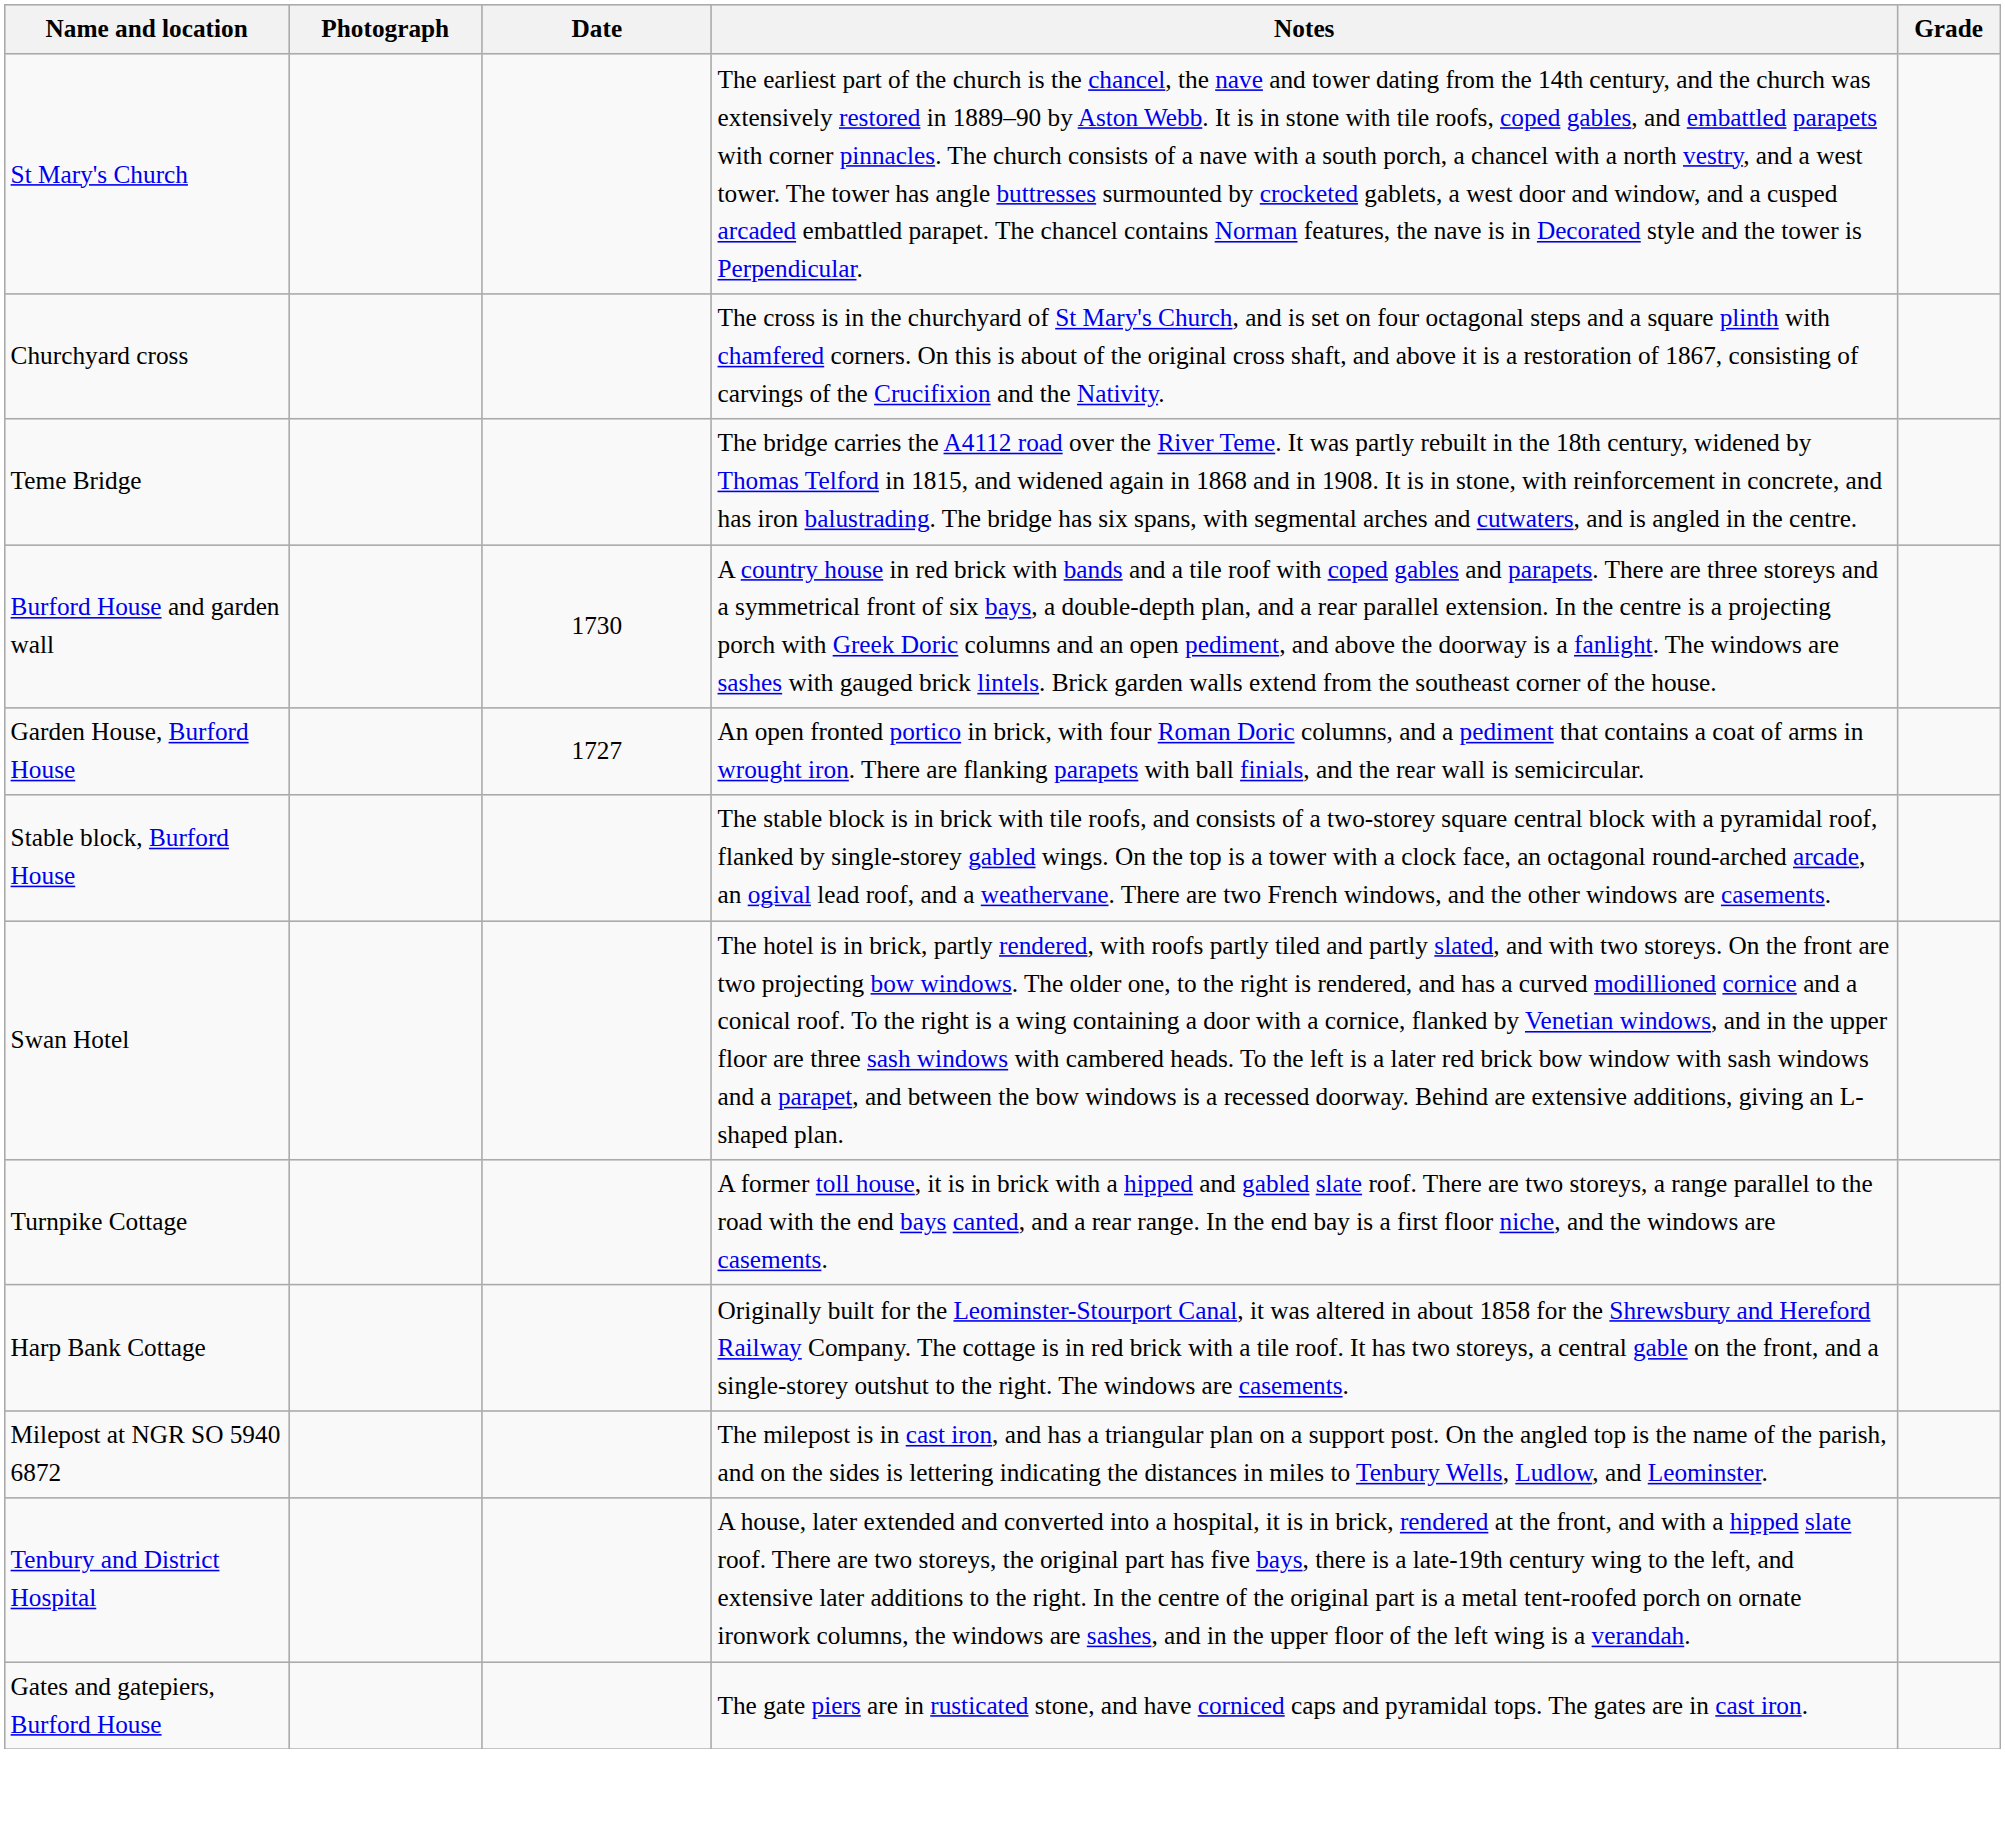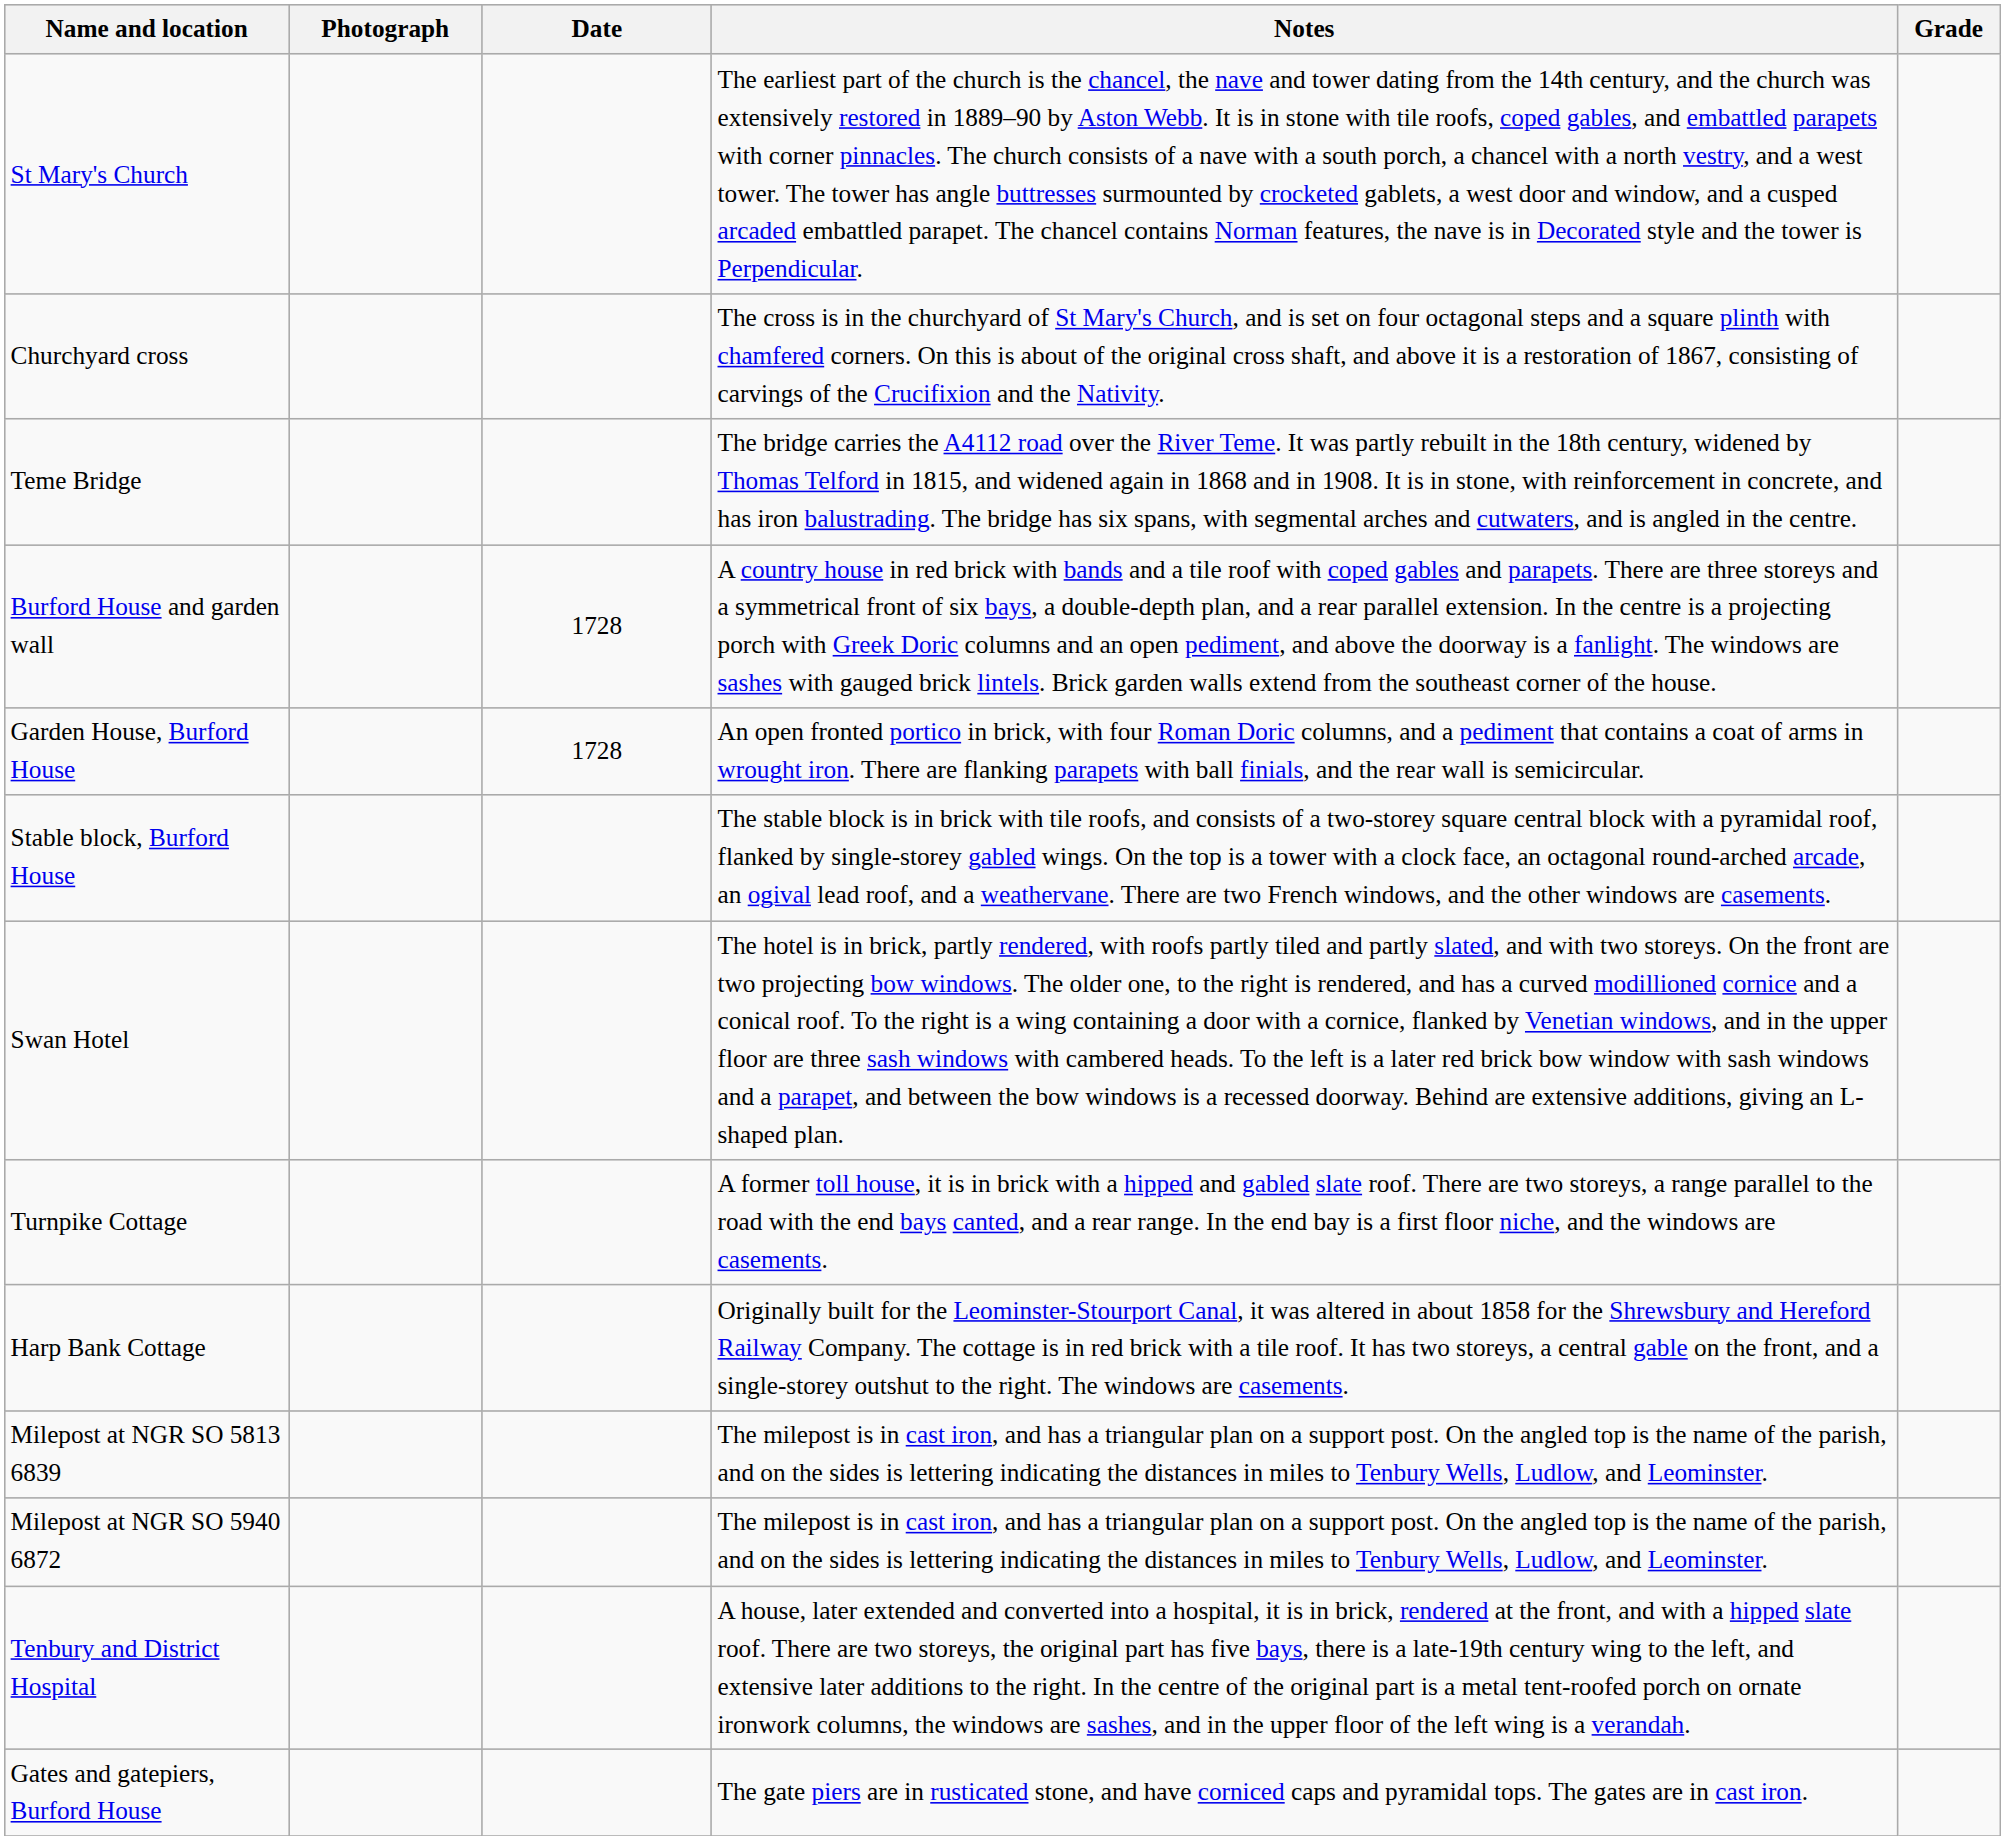(597, 625) 1730 -> (597, 625) 1728
(597, 751) 1727 -> (597, 751) 1728
+ row: (145, 1454)
